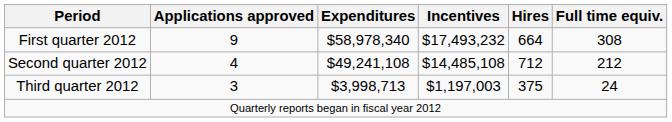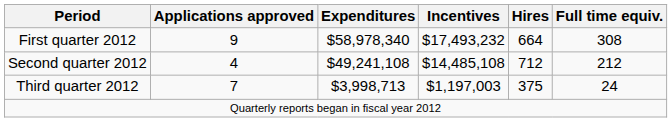(234, 87) 3 -> (234, 87) 7
